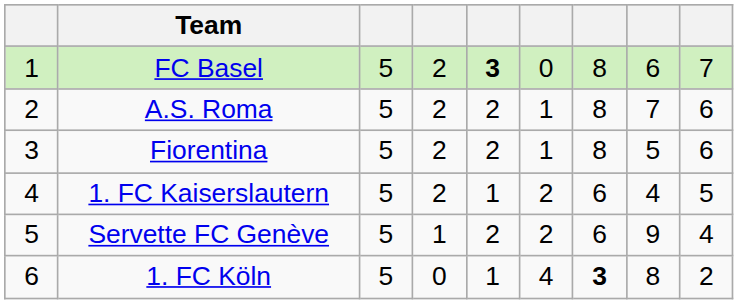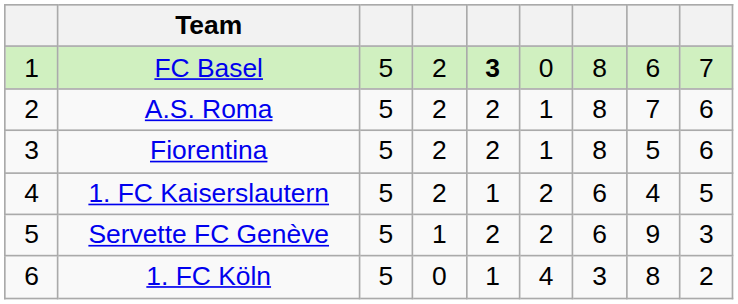(706, 234) 4 -> (706, 234) 3
(600, 276) bold -> (600, 276) normal
